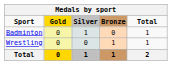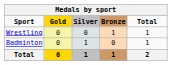rows swapped: (24, 32) <-> (24, 44)
